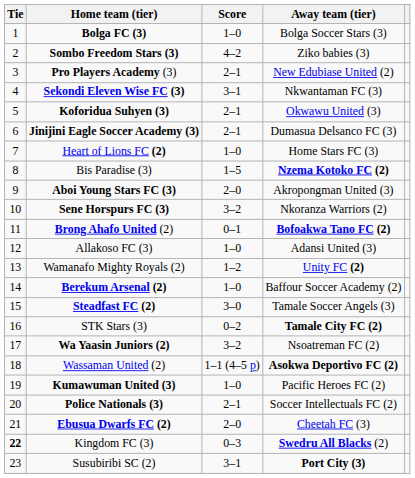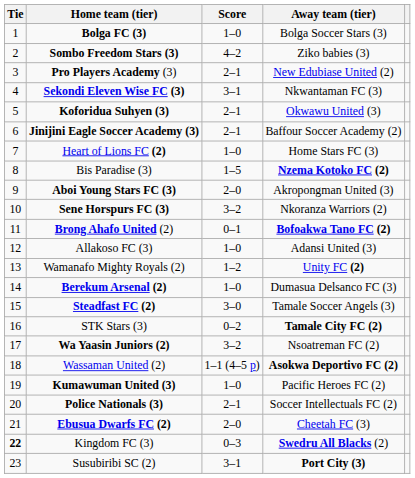(333, 130) Dumasua Delsanco FC (3) -> (333, 130) Baffour Soccer Academy (2)
(333, 287) Baffour Soccer Academy (2) -> (333, 287) Dumasua Delsanco FC (3)
